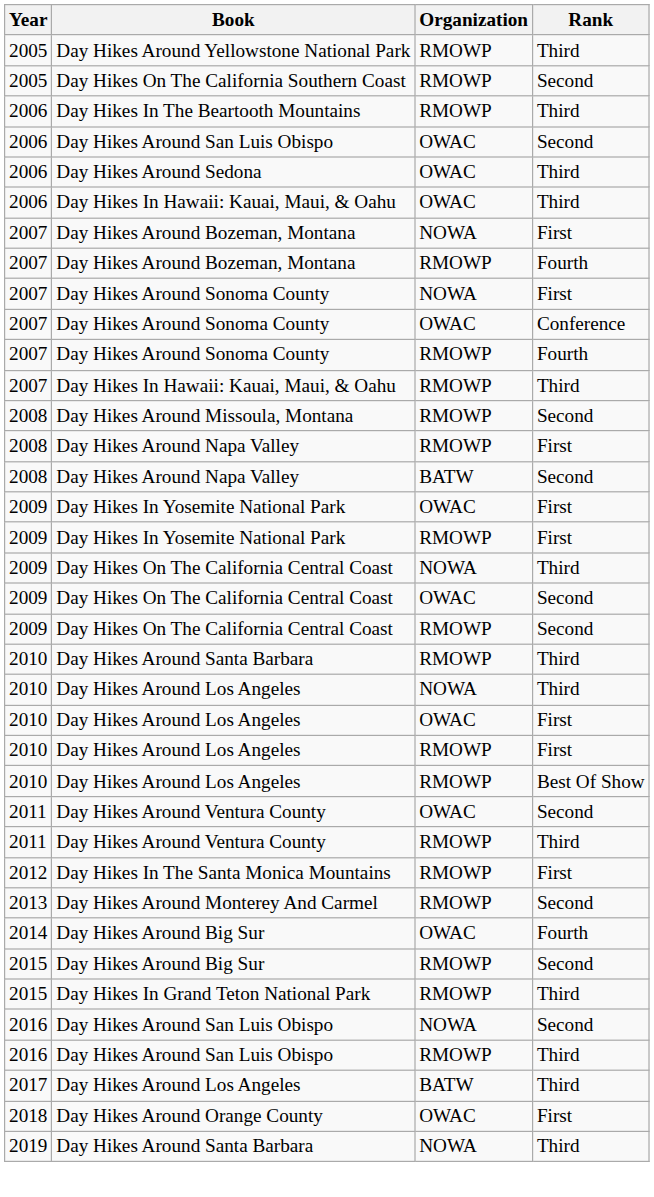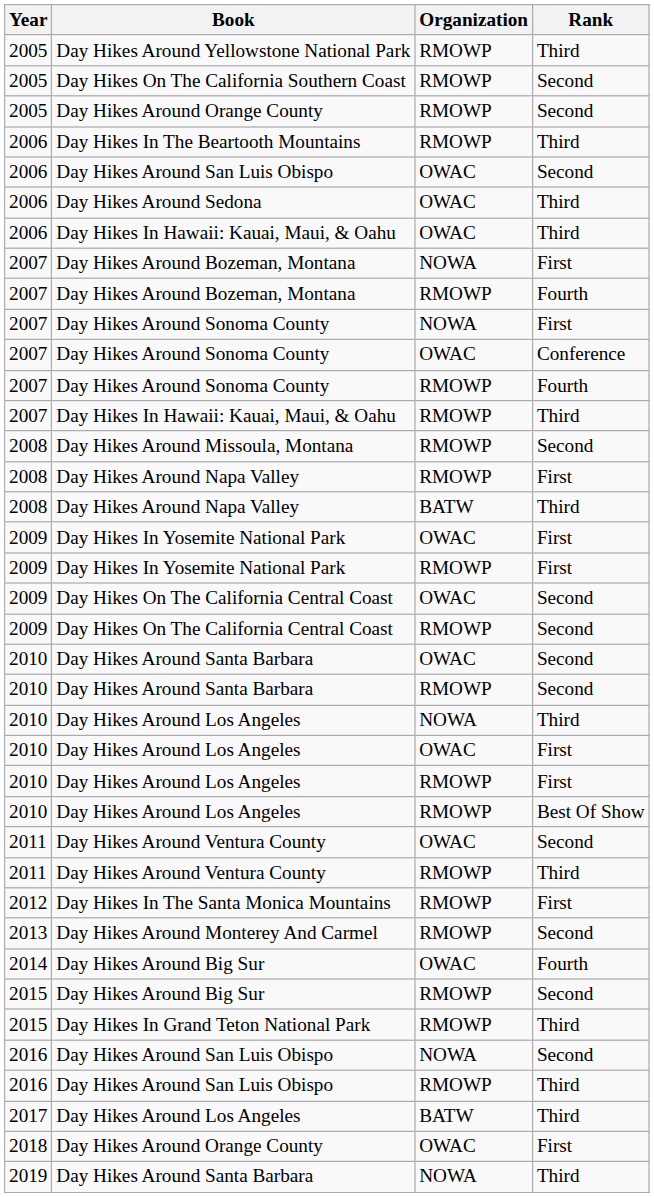+ row: (190, 111)
(565, 476) Second -> (558, 506) Third
- row: (225, 567)
+ row: (185, 659)
(558, 659) Third -> (565, 689) Second
